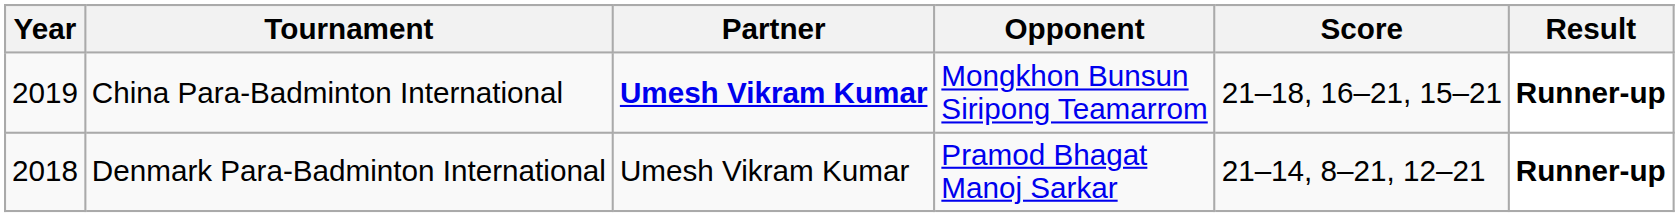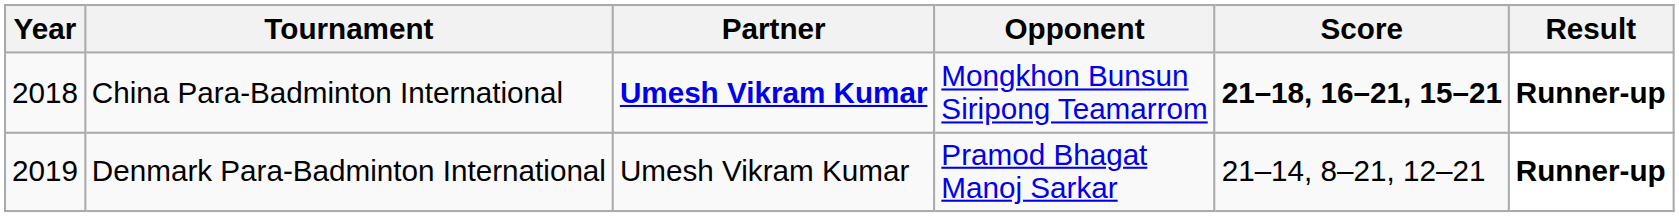(45, 92) 2019 -> (45, 92) 2018
(1362, 92) normal -> (1362, 92) bold
(45, 172) 2018 -> (45, 172) 2019
